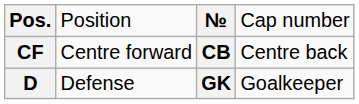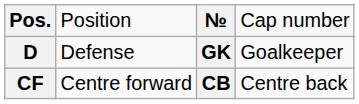rows swapped: (30, 52) <-> (30, 84)
